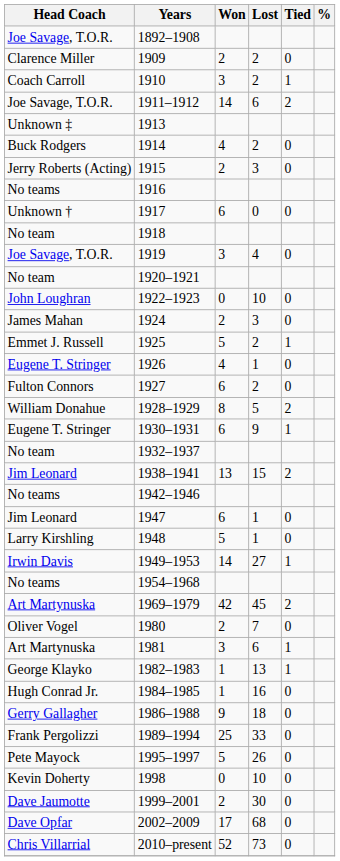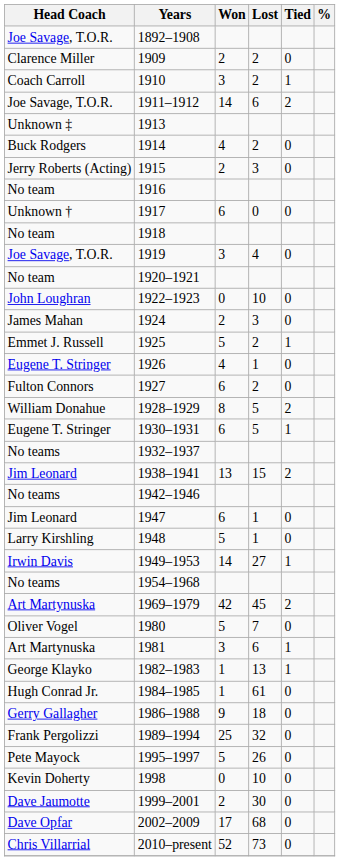(34, 189) No teams -> (31, 189) No team
(256, 430) 9 -> (256, 430) 5
(31, 451) No team -> (34, 451) No teams
(222, 626) 2 -> (222, 626) 5
(259, 691) 16 -> (259, 691) 61
(259, 735) 33 -> (259, 735) 32
